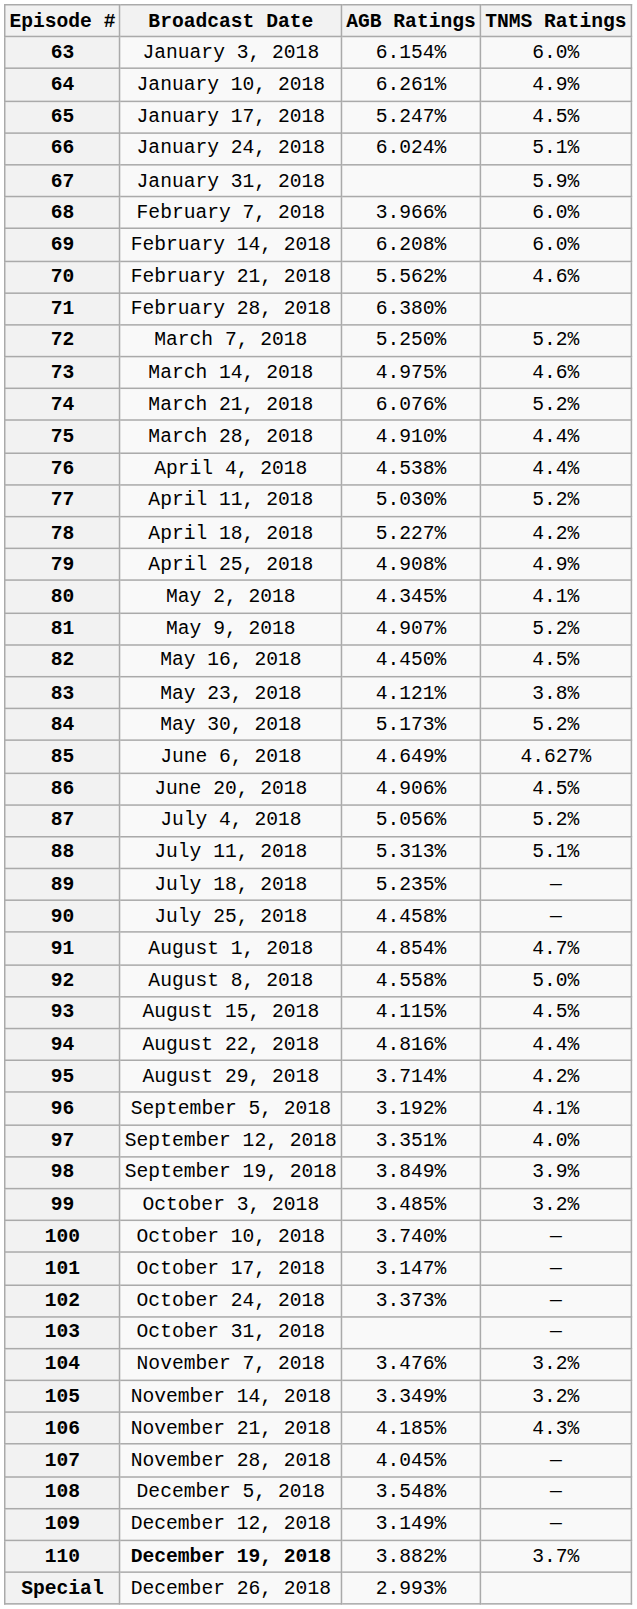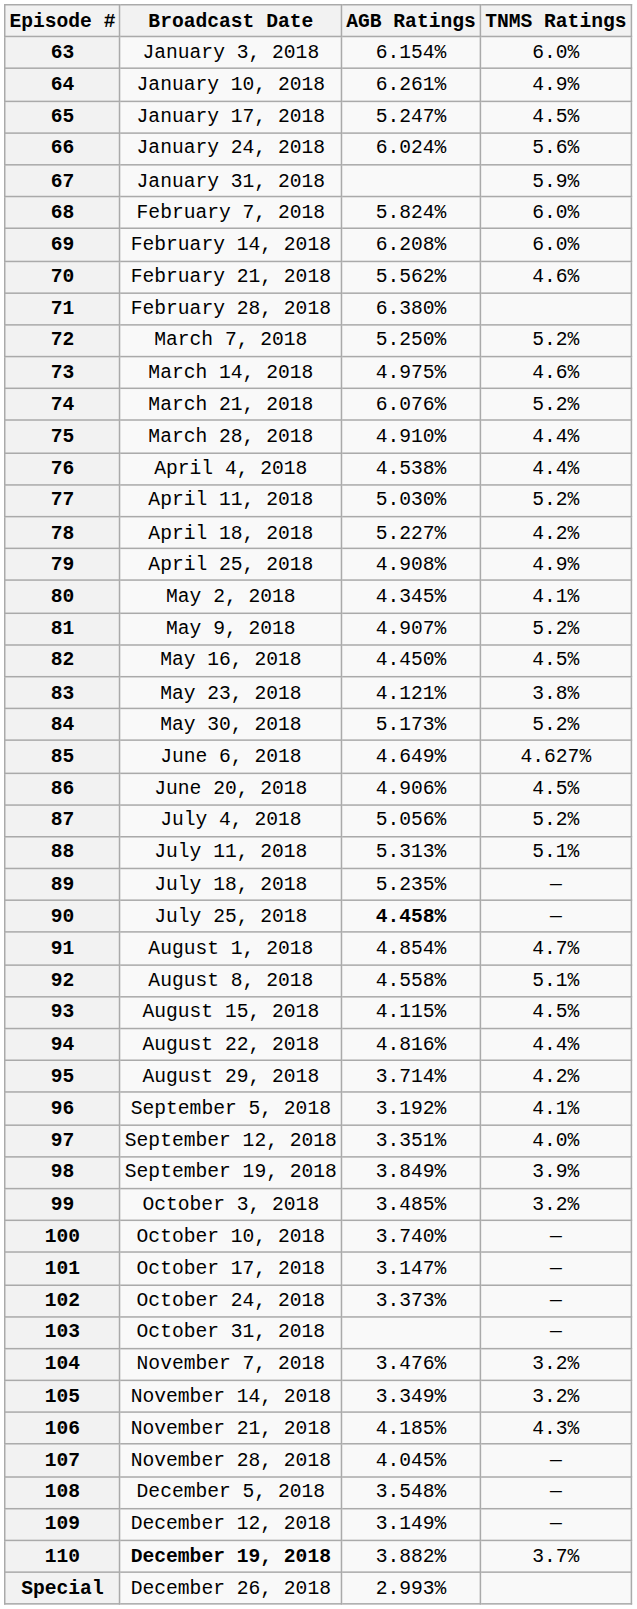(556, 149) 5.1% -> (556, 149) 5.6%
(411, 213) 3.966% -> (411, 213) 5.824%
(411, 917) normal -> (411, 917) bold
(556, 981) 5.0% -> (556, 981) 5.1%
